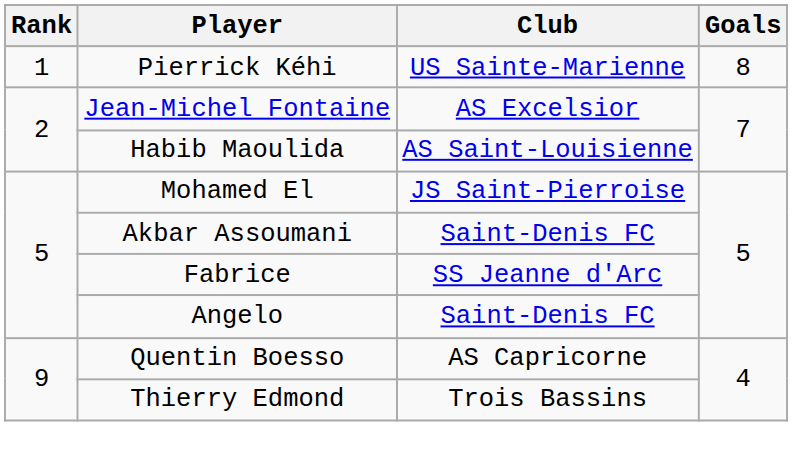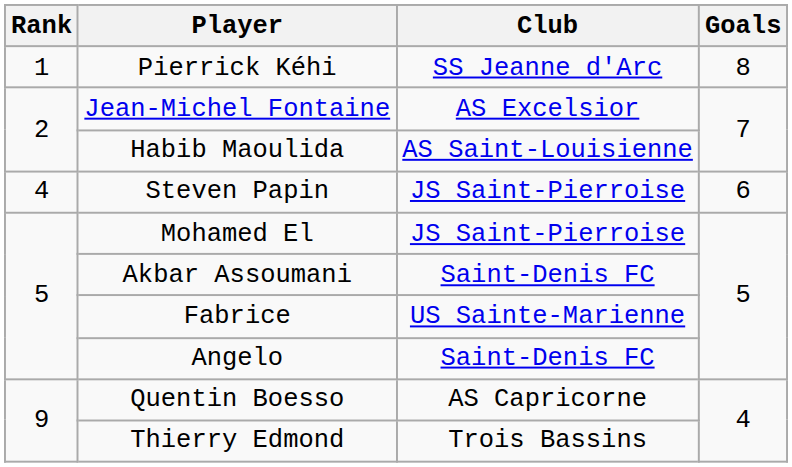(548, 67) US Sainte-Marienne -> (548, 67) SS Jeanne d'Arc
+ row: (237, 192)
(548, 275) SS Jeanne d'Arc -> (548, 316) US Sainte-Marienne
